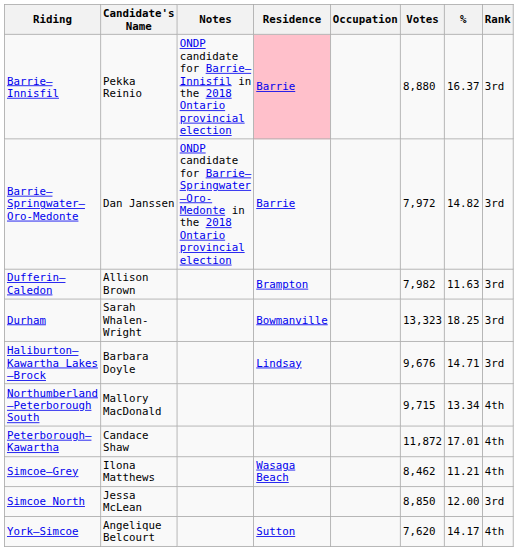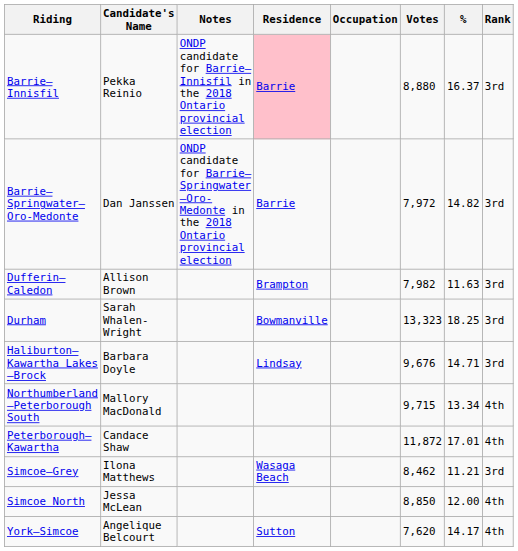(494, 471) 4th -> (494, 471) 3rd
(494, 501) 3rd -> (494, 501) 4th
